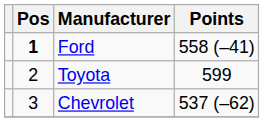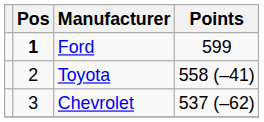(217, 47) 558 (–41) -> (217, 47) 599
(217, 75) 599 -> (217, 75) 558 (–41)
